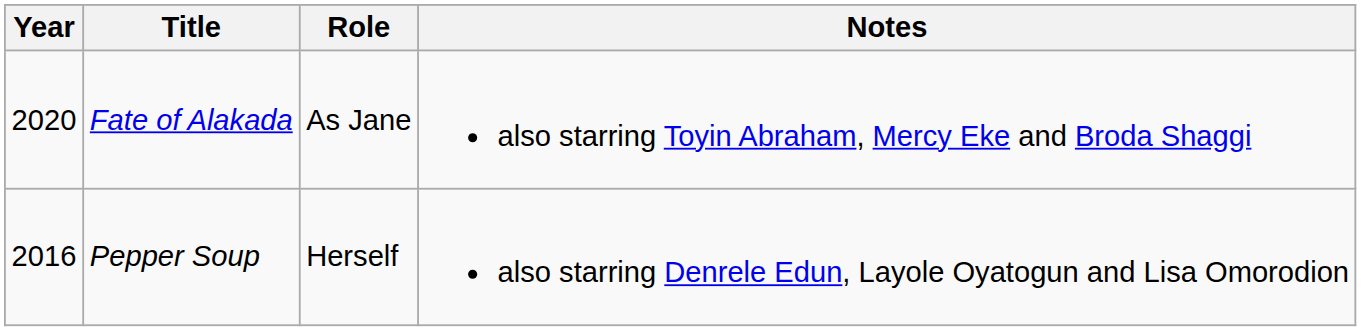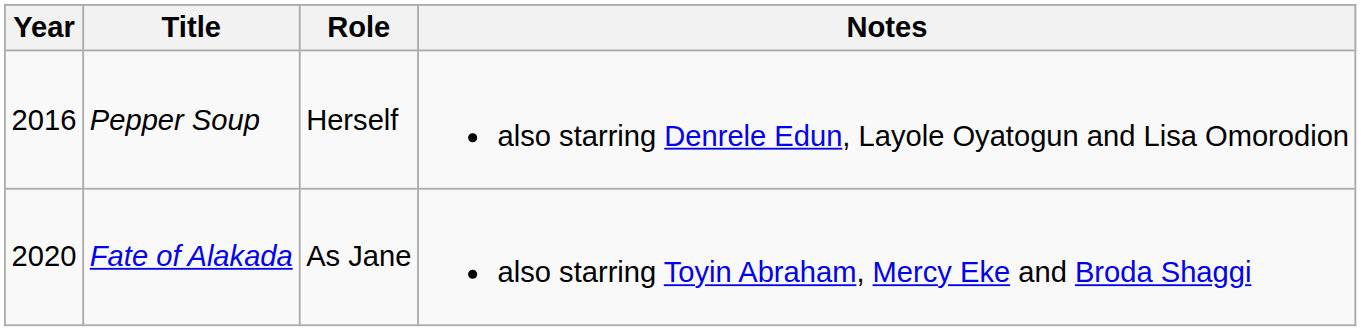rows swapped: (175, 256) <-> (191, 119)
